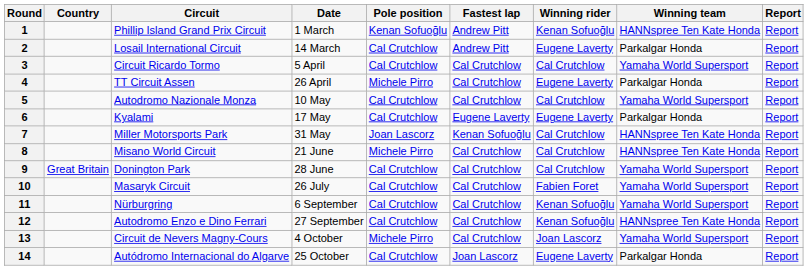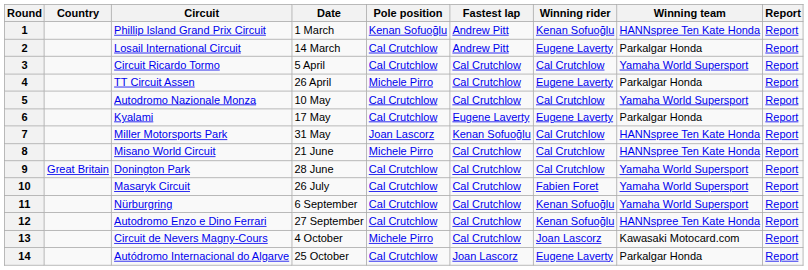(684, 238) Yamaha World Supersport -> (680, 238) Kawasaki Motocard.com
